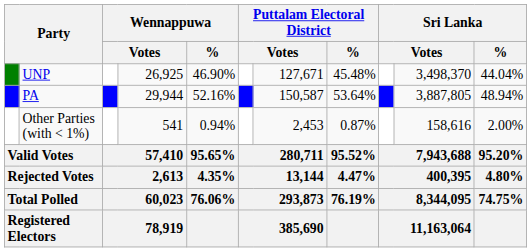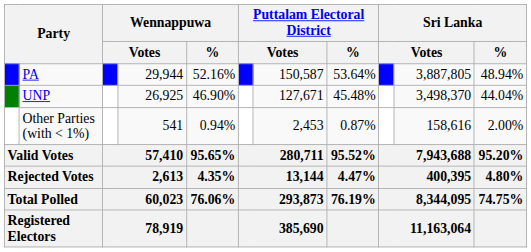rows swapped: (31, 96) <-> (36, 74)
